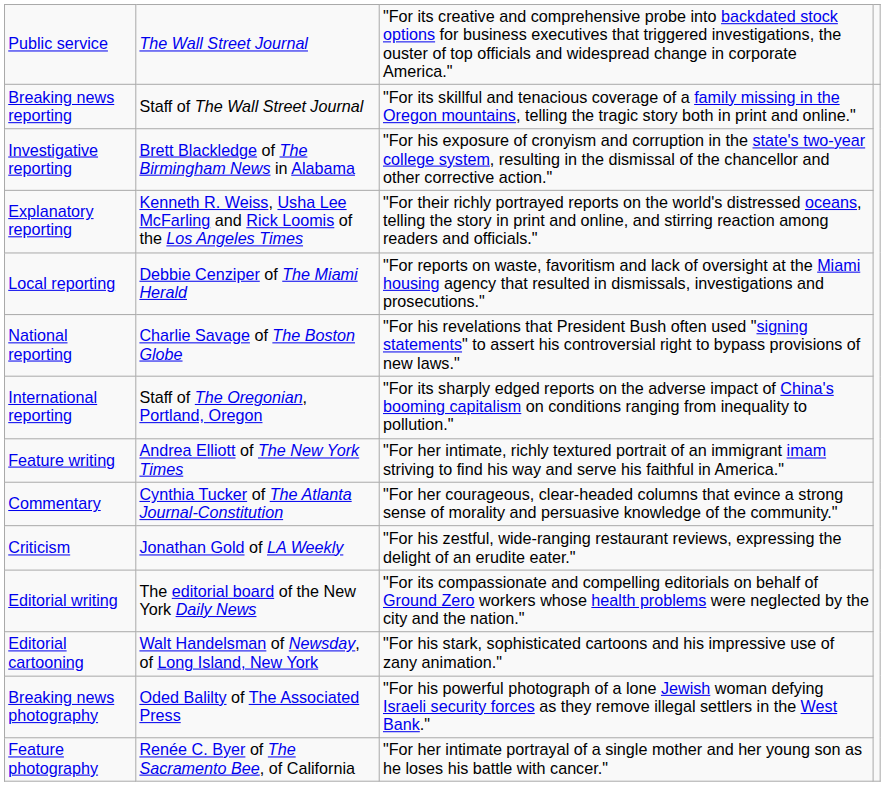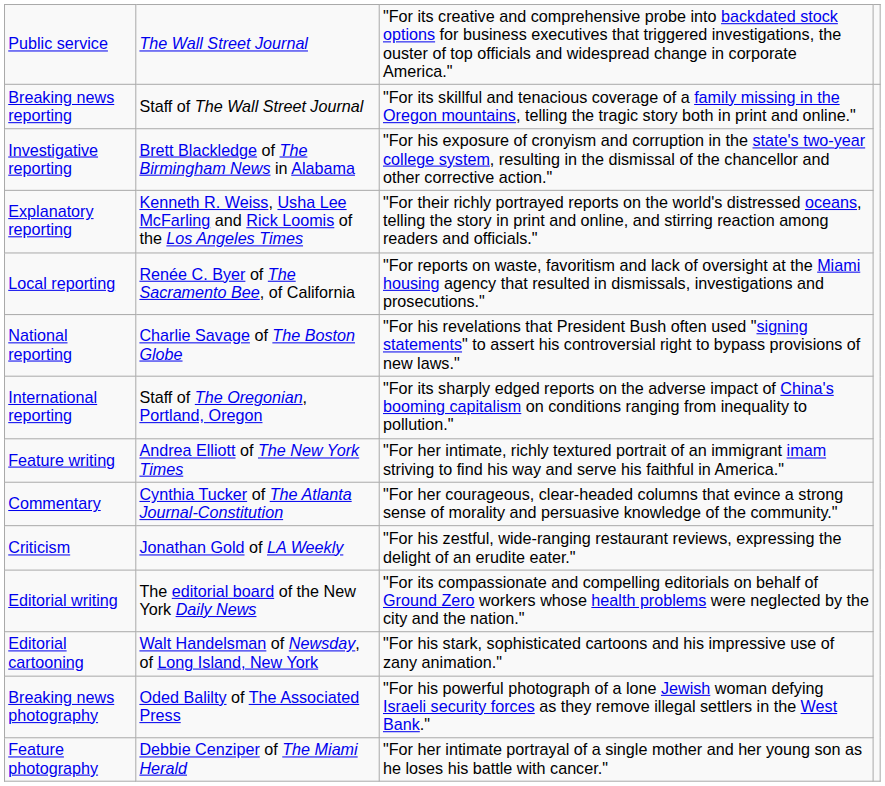(249, 283) Debbie Cenziper of The Miami Herald -> (247, 283) Renée C. Byer of The Sacramento Bee, of California
(247, 759) Renée C. Byer of The Sacramento Bee, of California -> (249, 759) Debbie Cenziper of The Miami Herald
